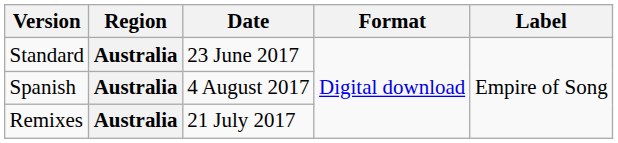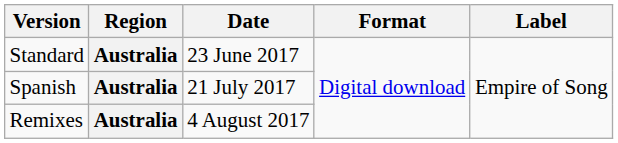(248, 87) 4 August 2017 -> (241, 87) 21 July 2017
(241, 120) 21 July 2017 -> (248, 120) 4 August 2017
